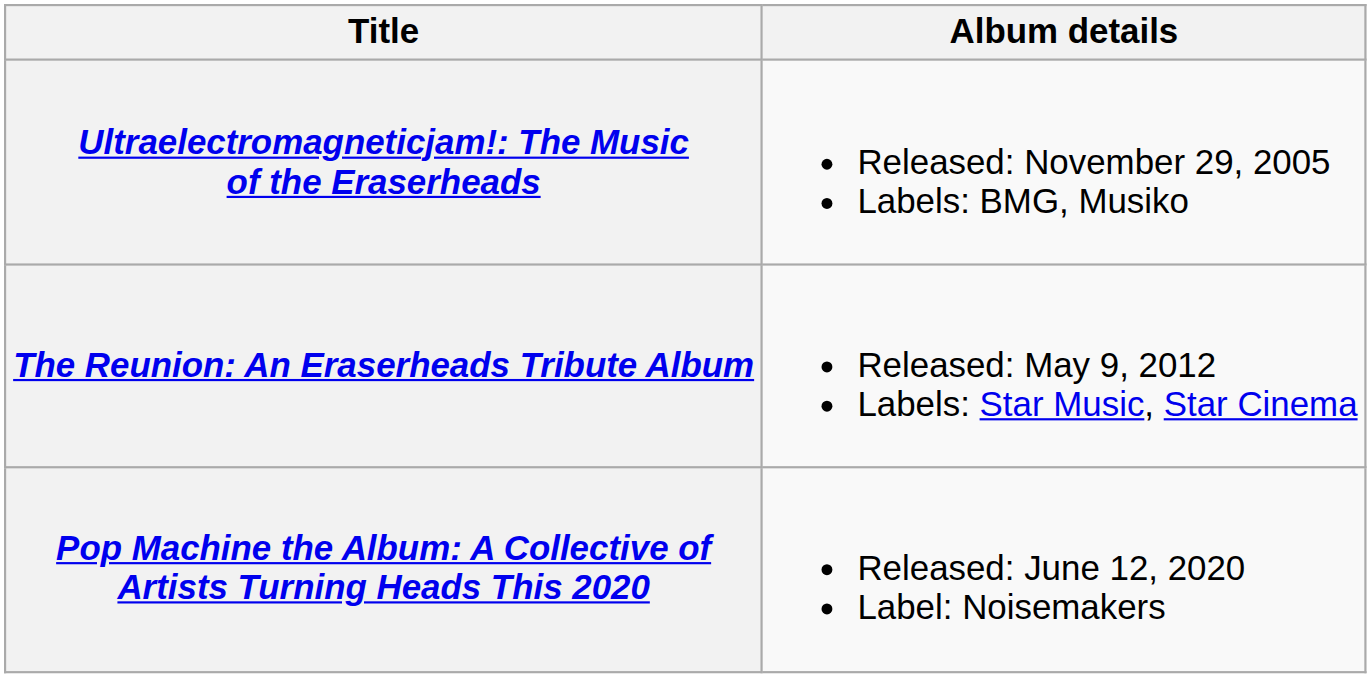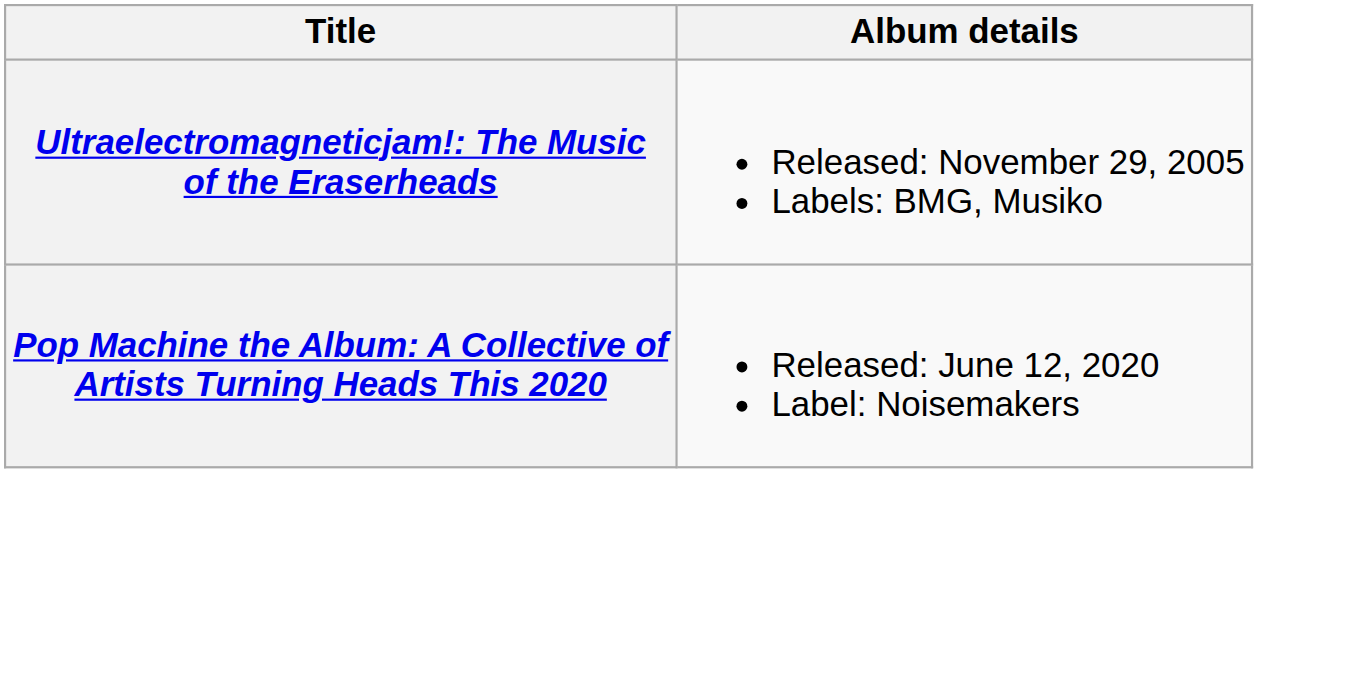- row: (384, 365)
